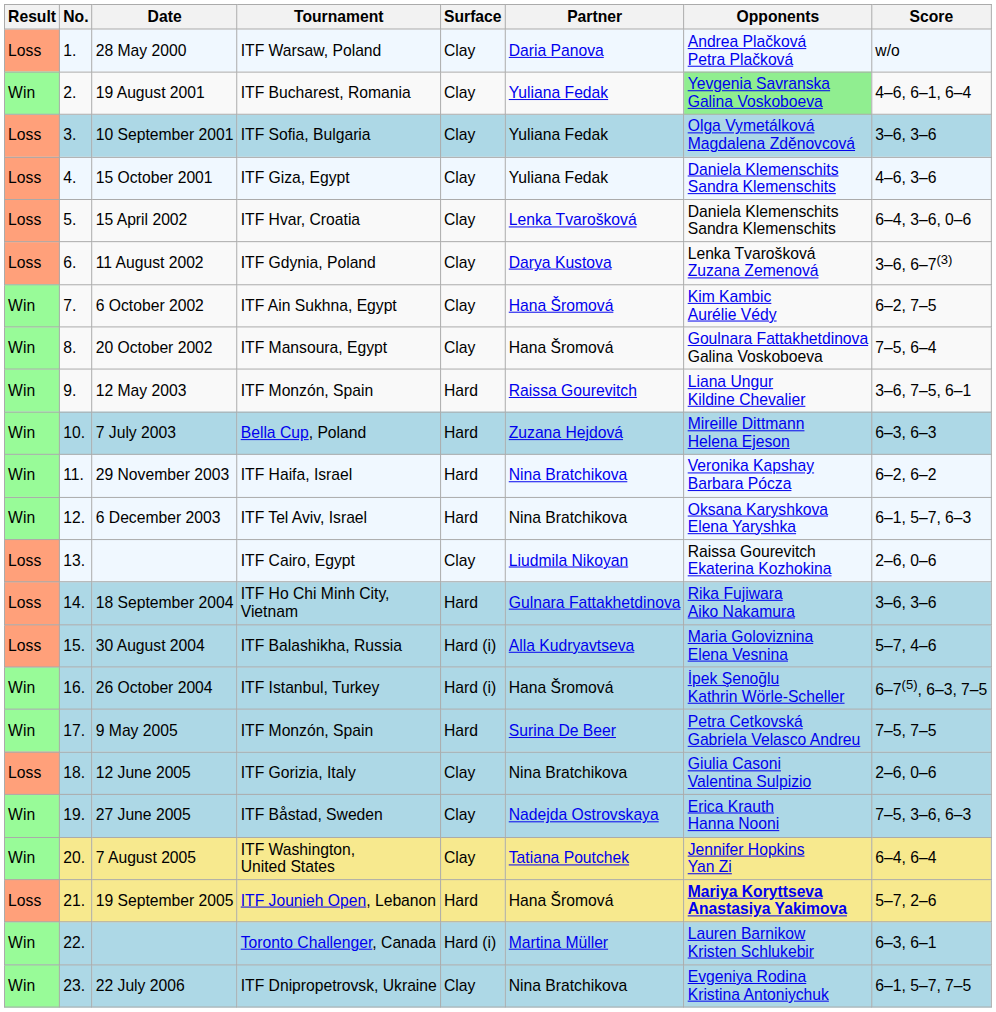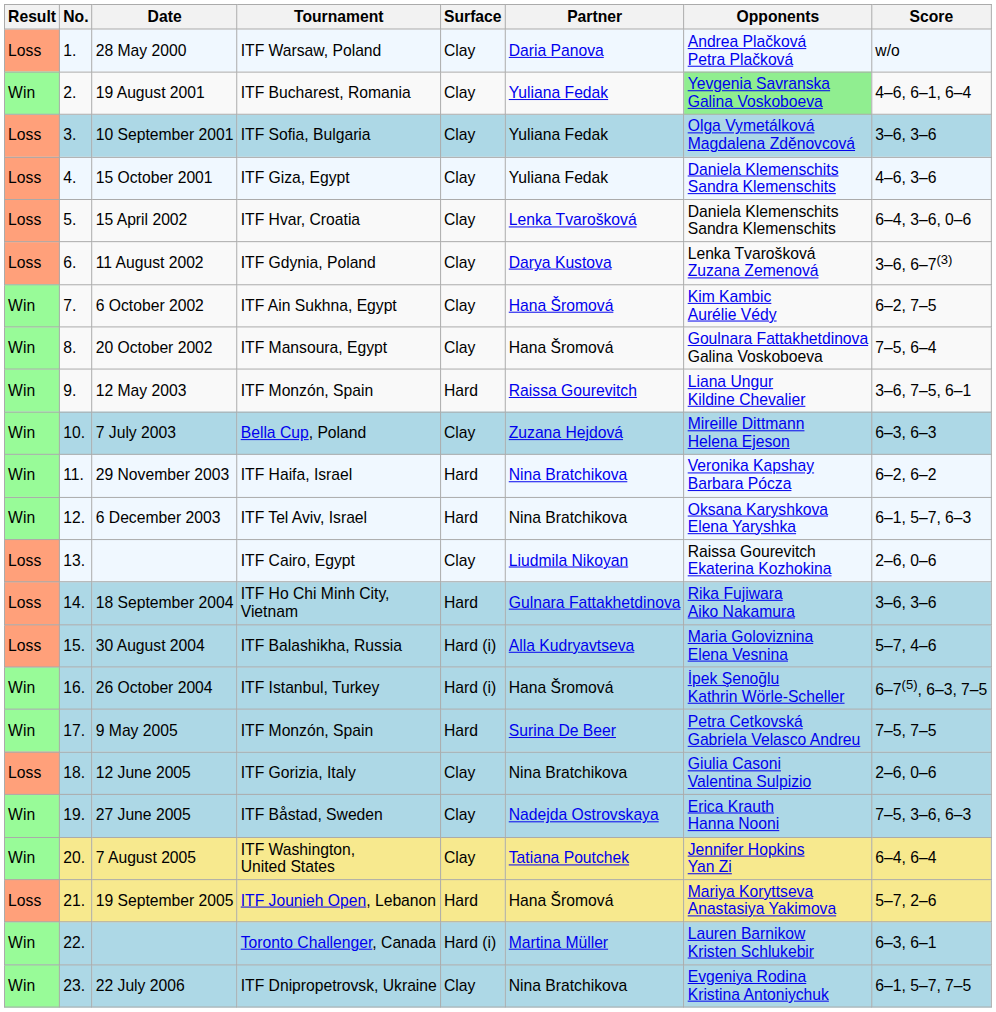(461, 433) Hard -> (460, 433) Clay
(767, 900) bold -> (762, 900) normal
